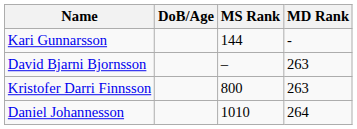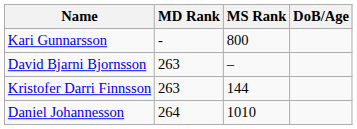columns swapped: (186, 16) <-> (318, 16)
(232, 40) 144 -> (238, 40) 800
(232, 88) 800 -> (238, 88) 144
